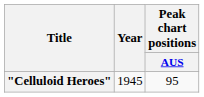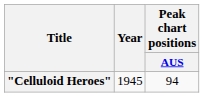(172, 81) 95 -> (172, 81) 94
